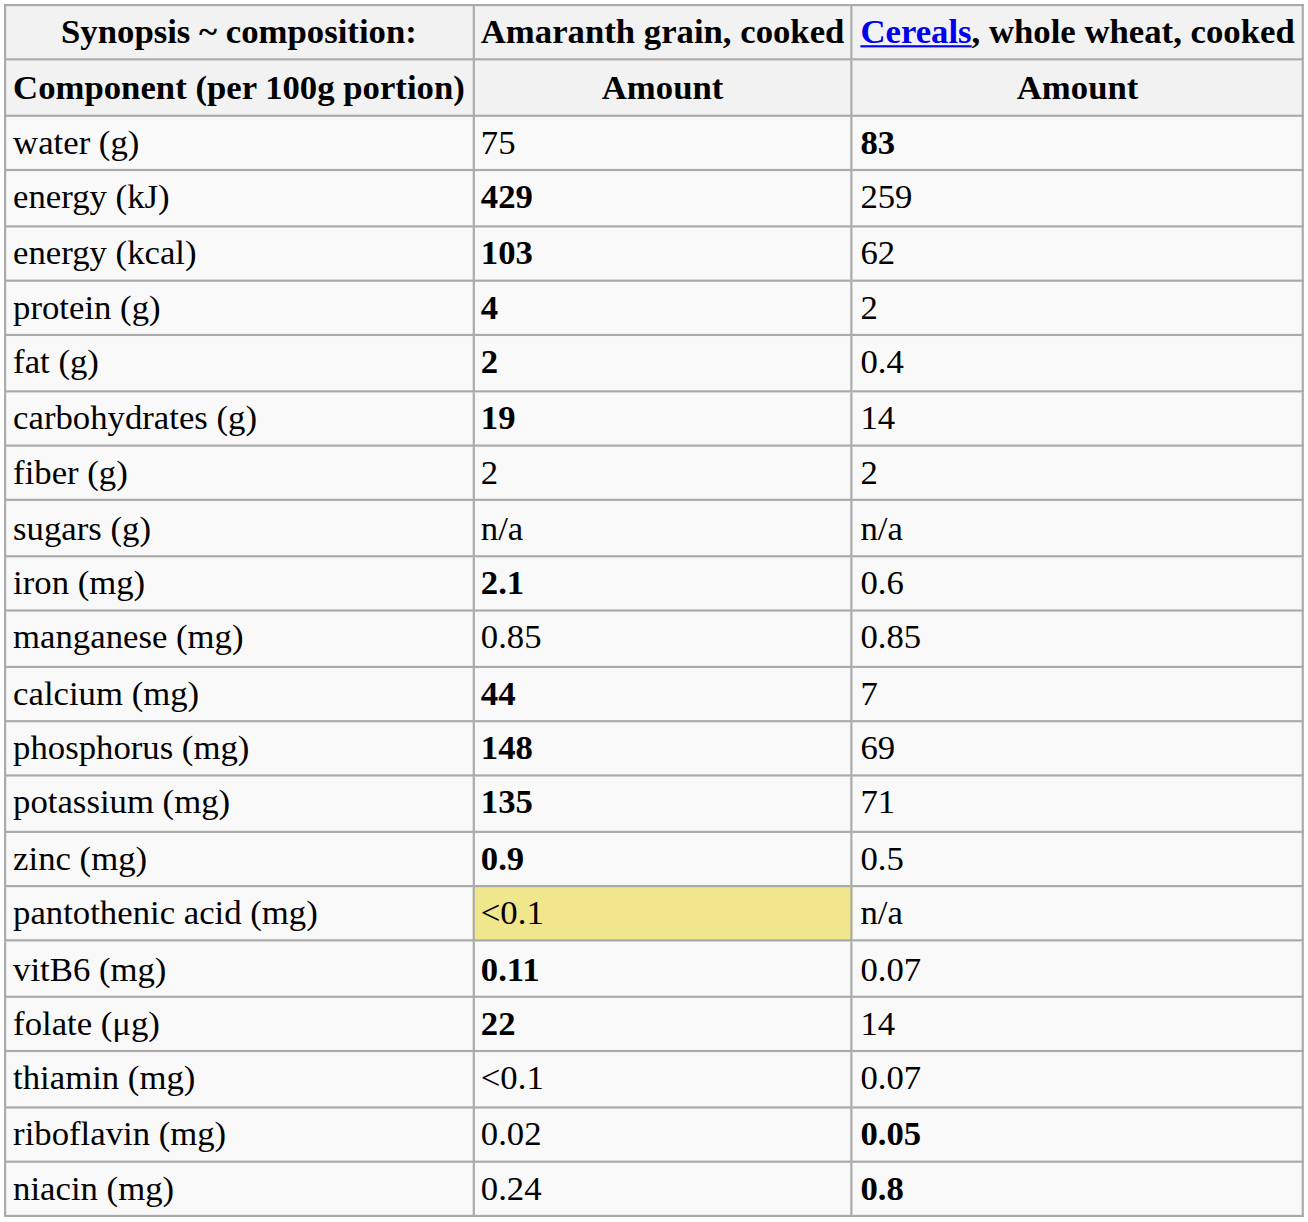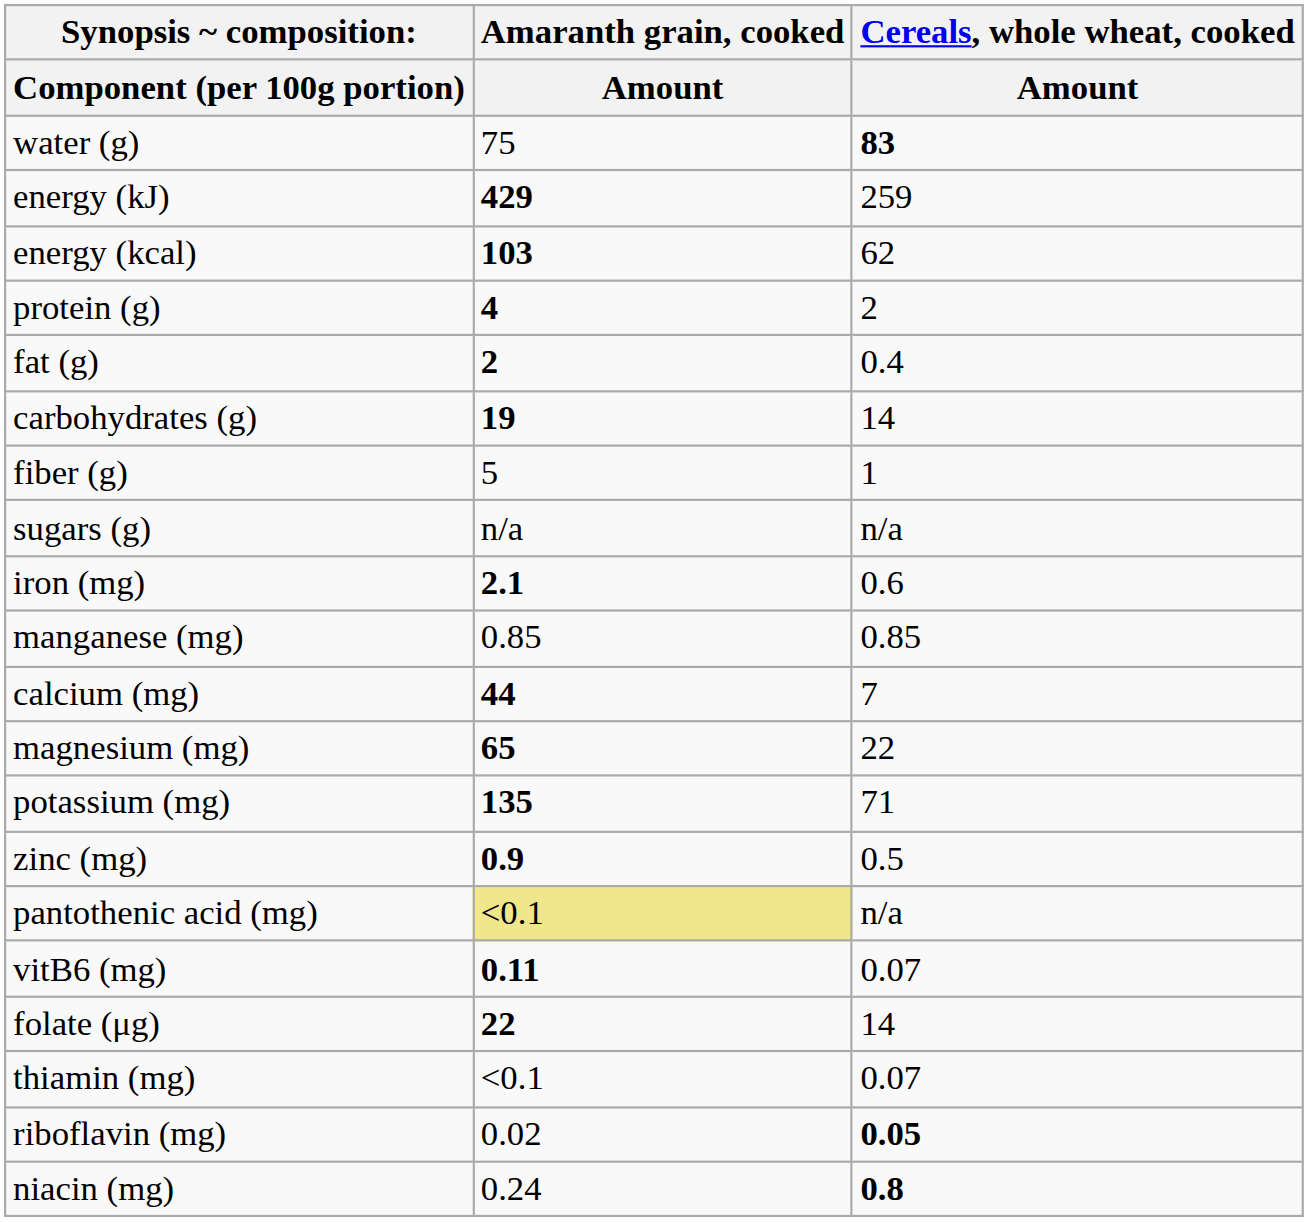(489, 472) 2 -> (489, 472) 5
(869, 472) 2 -> (869, 472) 1
+ row: (131, 747)
- row: (131, 747)
